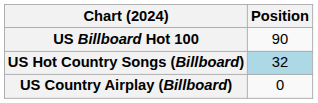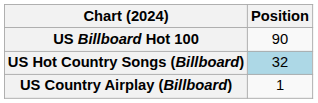(280, 86) 0 -> (280, 86) 1
